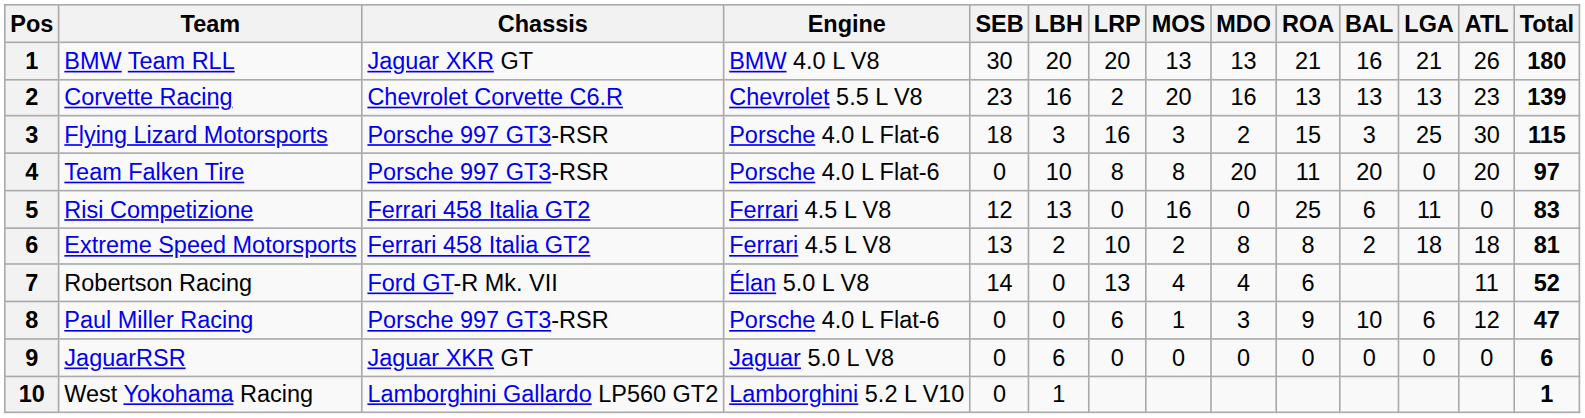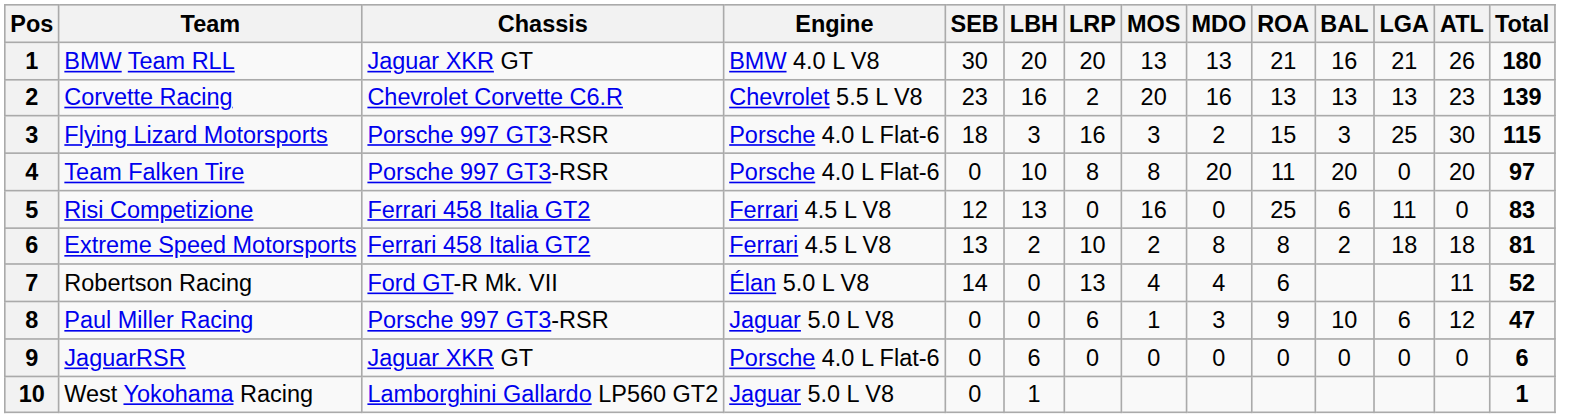(834, 320) Porsche 4.0 L Flat-6 -> (812, 320) Jaguar 5.0 L V8
(812, 357) Jaguar 5.0 L V8 -> (834, 357) Porsche 4.0 L Flat-6
(847, 395) Lamborghini 5.2 L V10 -> (812, 395) Jaguar 5.0 L V8
